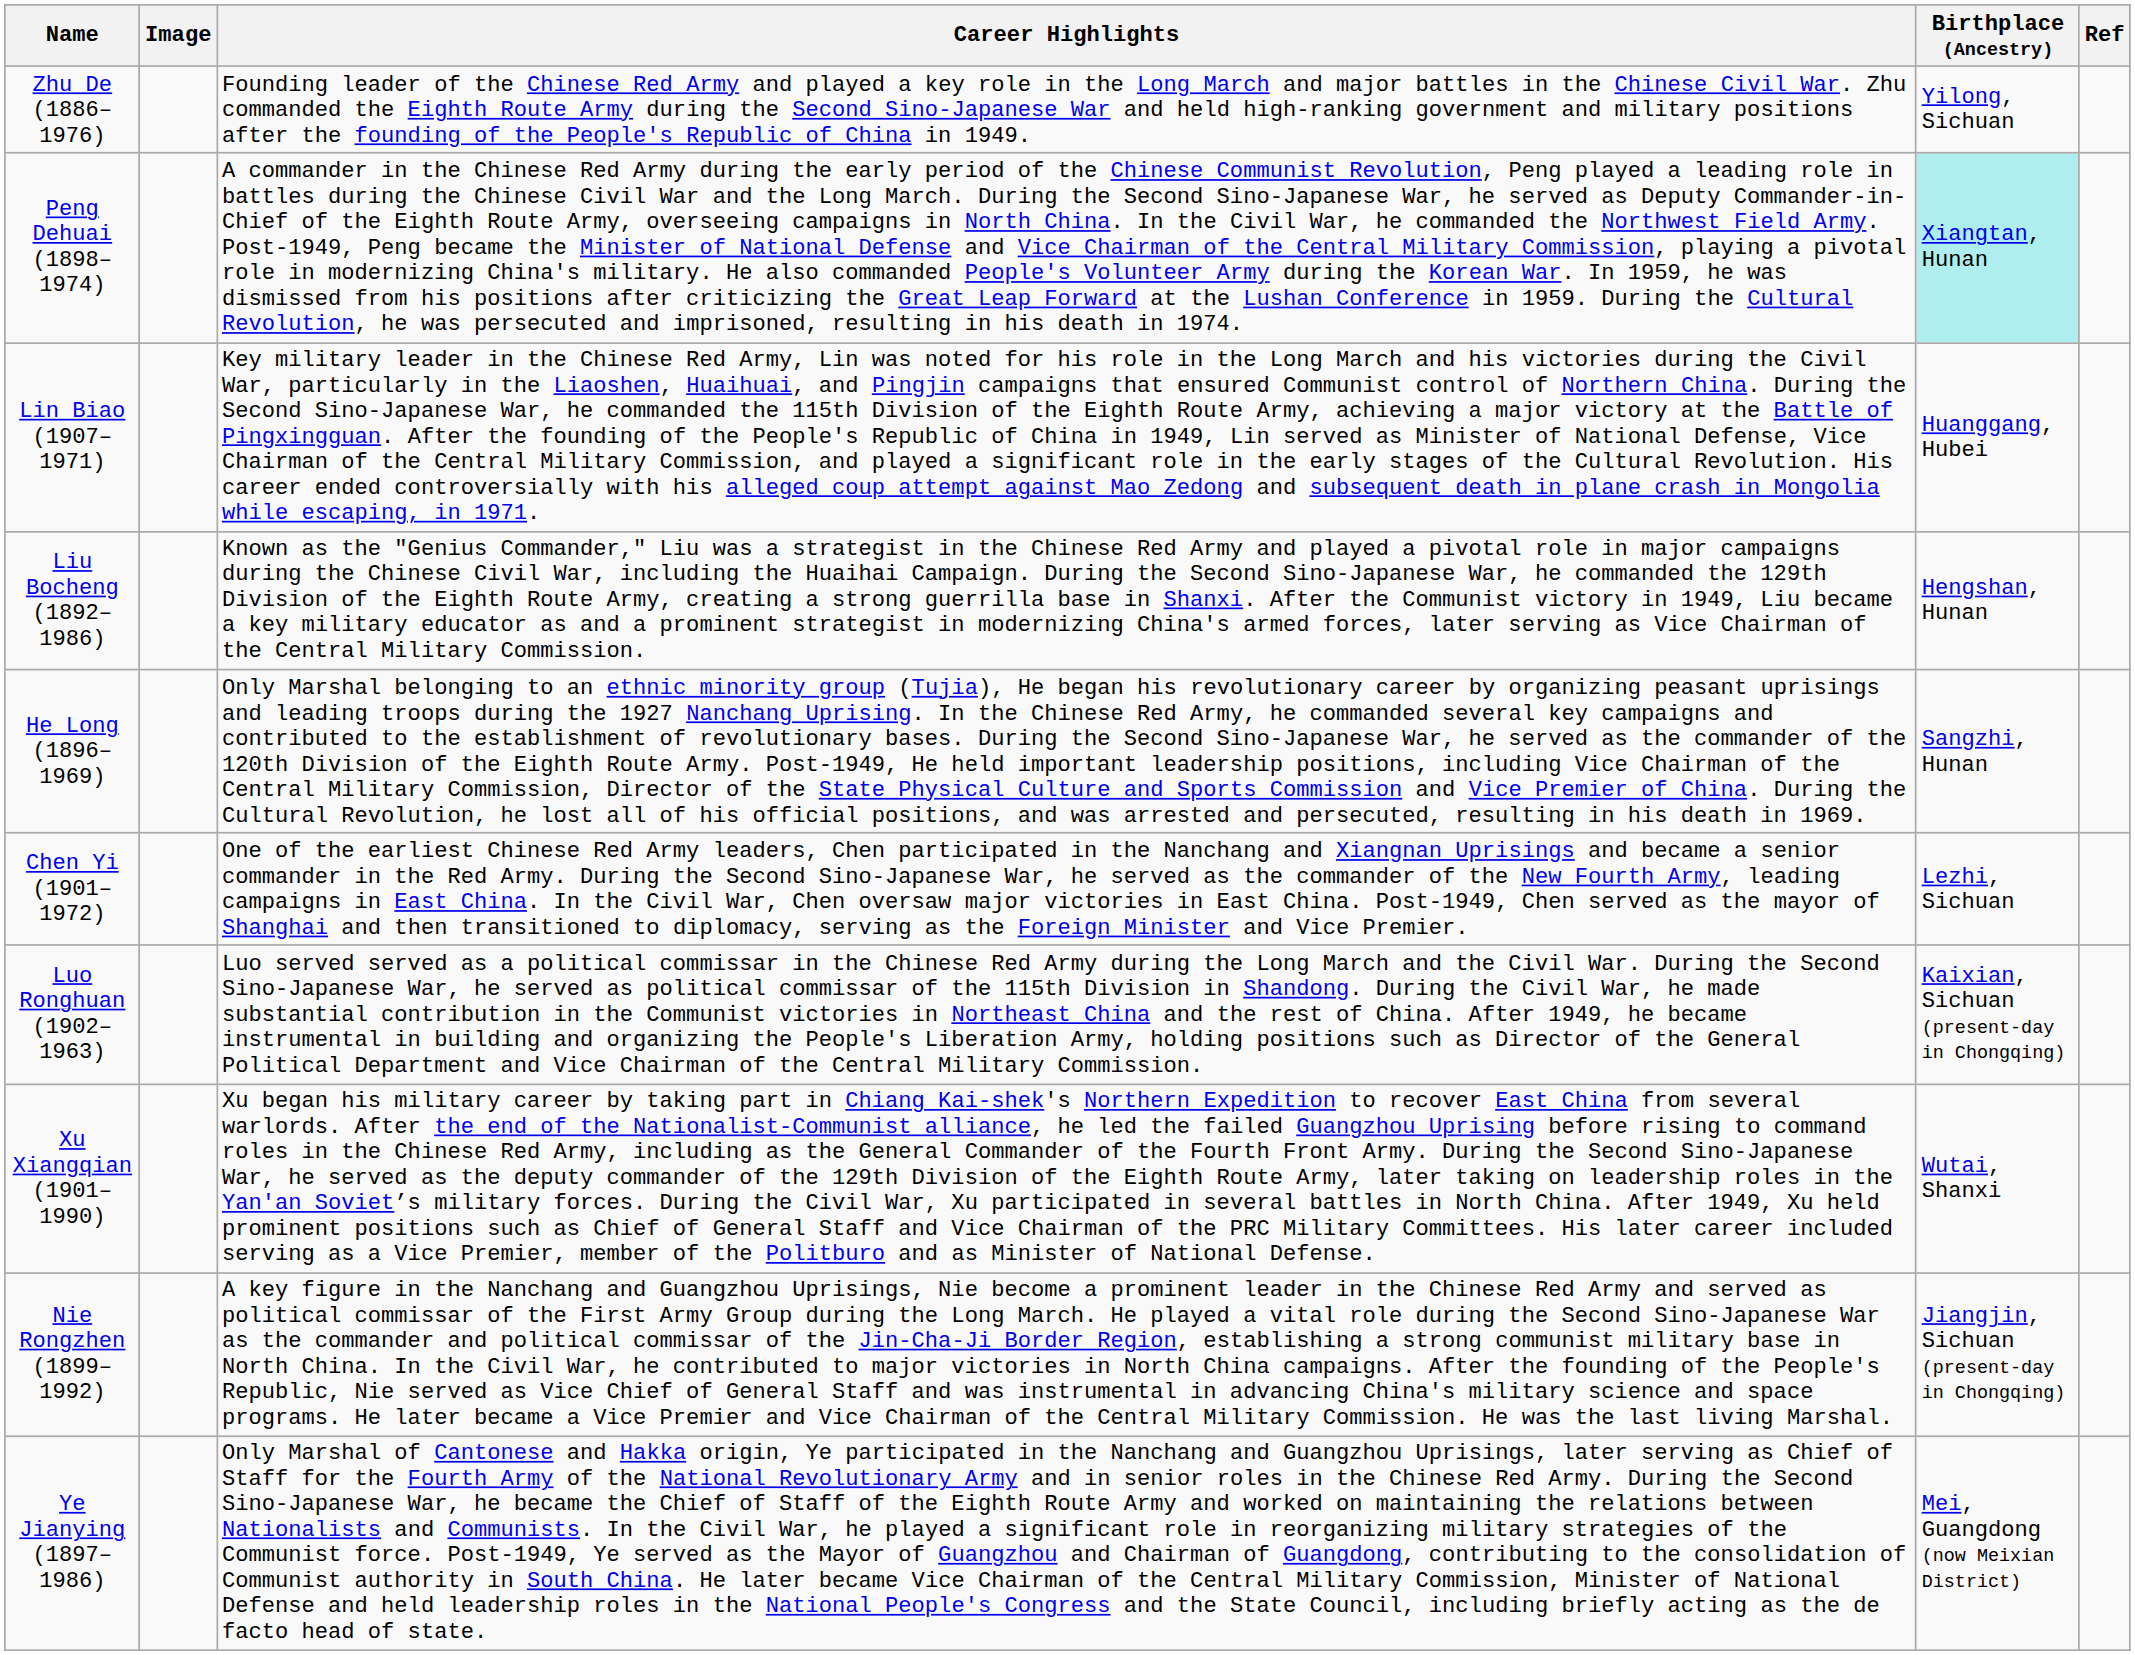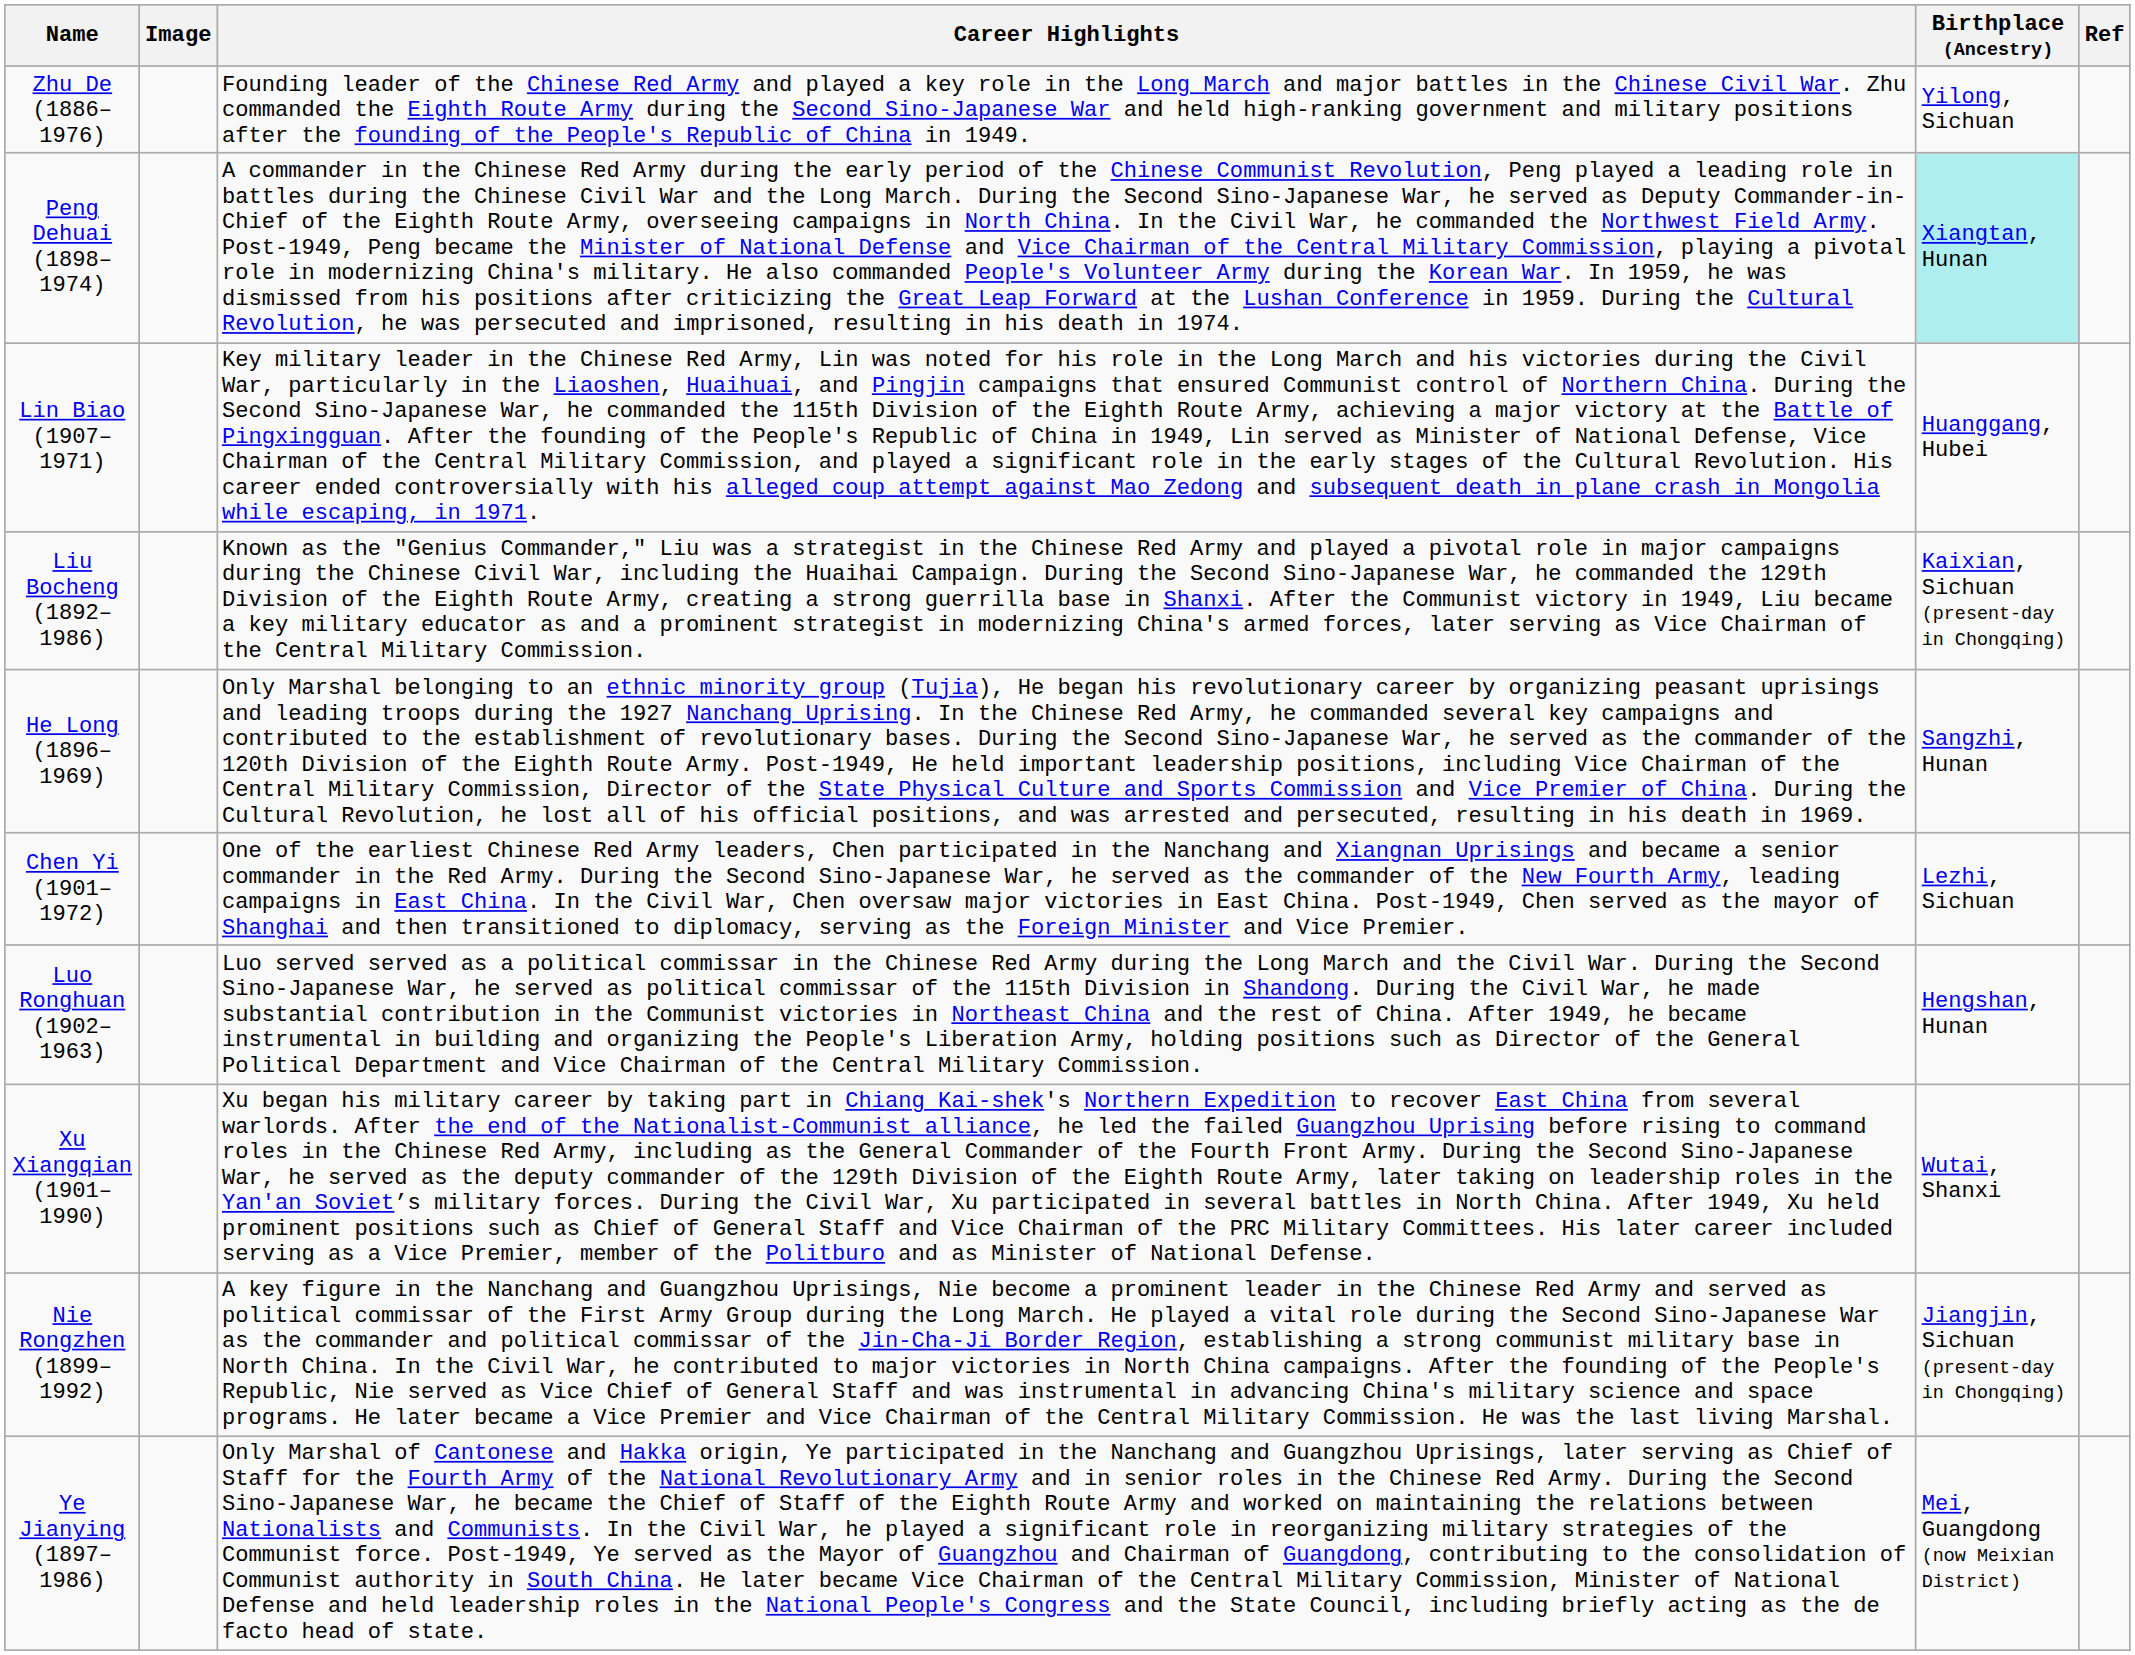(1981, 600) Hengshan, Hunan -> (1994, 600) Kaixian, Sichuan (present-day in Chongqing)
(1994, 1014) Kaixian, Sichuan (present-day in Chongqing) -> (1981, 1014) Hengshan, Hunan
